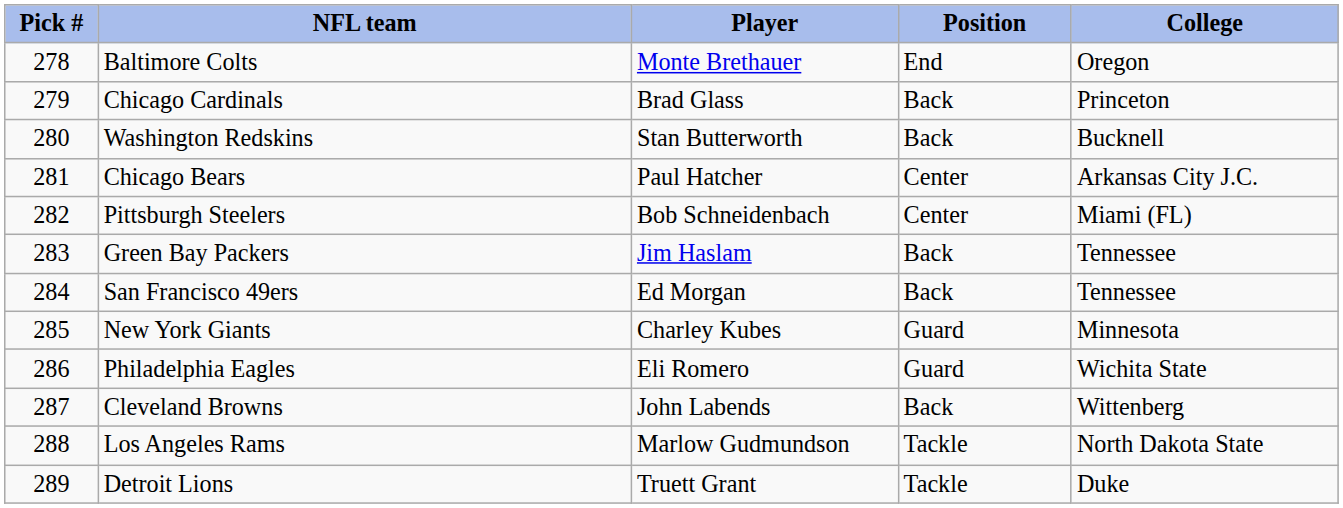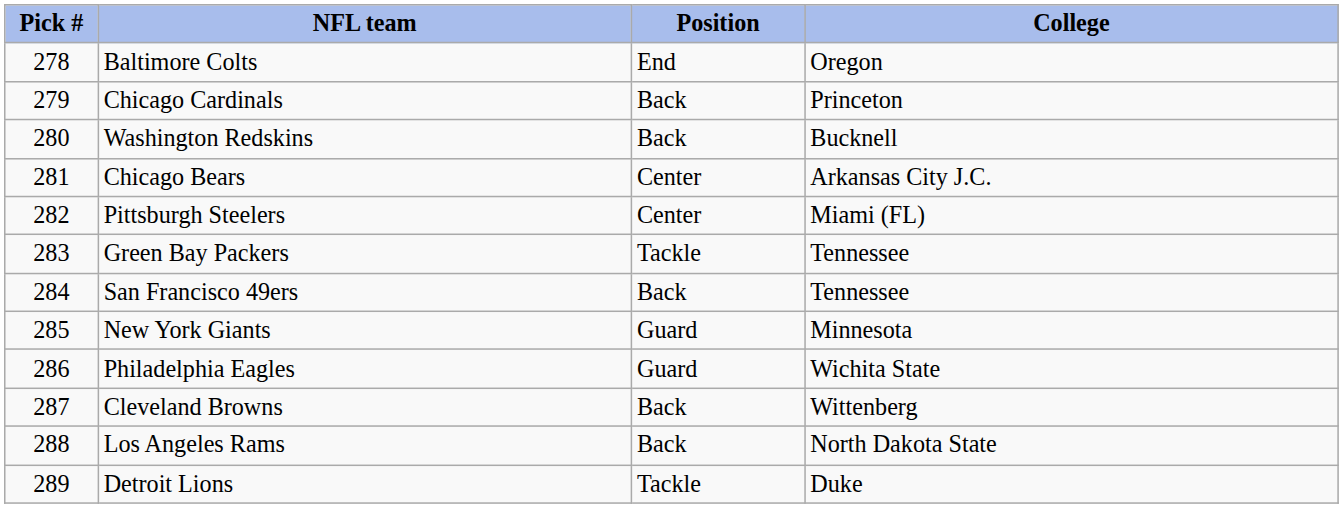- column: (765, 23)
(928, 253) Back -> (669, 253) Tackle
(936, 445) Tackle -> (662, 445) Back
